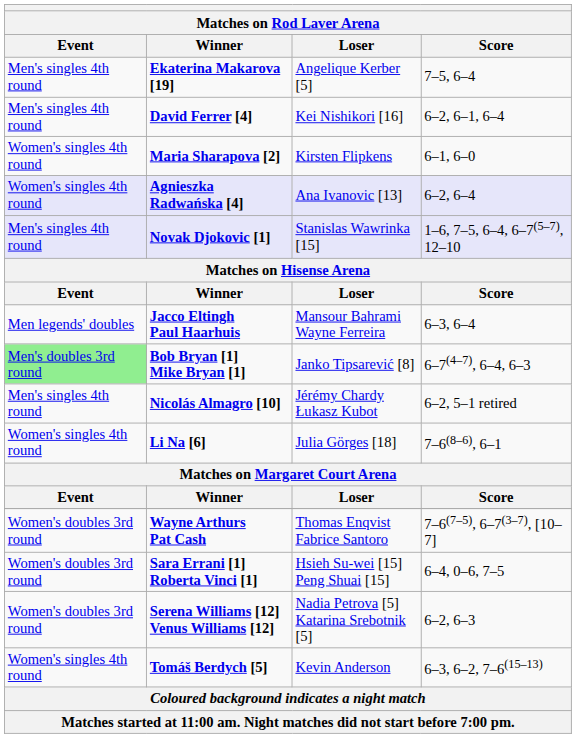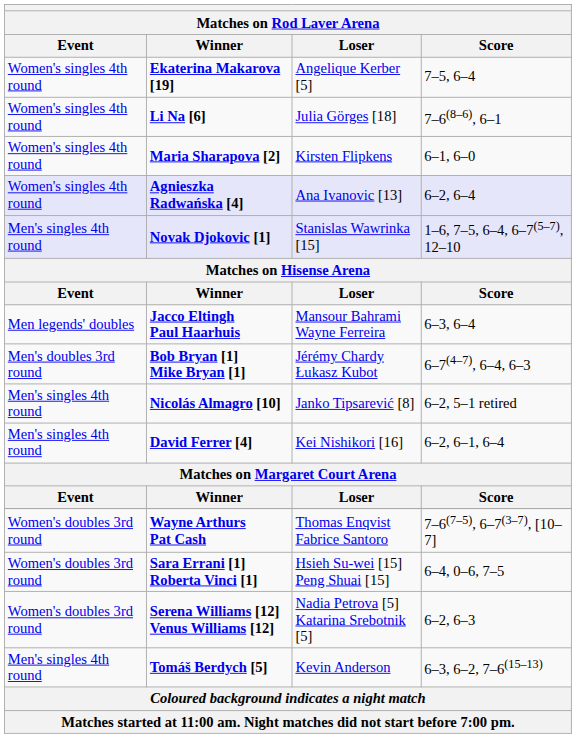(58, 77) Men's singles 4th round -> (68, 77) Women's singles 4th round
rows swapped: (201, 116) <-> (178, 443)
(61, 364) lightgreen background -> (61, 364) no background
(355, 364) Janko Tipsarević [8] -> (340, 364) Jérémy Chardy Łukasz Kubot
(340, 403) Jérémy Chardy Łukasz Kubot -> (355, 403) Janko Tipsarević [8]
(68, 667) Women's singles 4th round -> (58, 667) Men's singles 4th round
